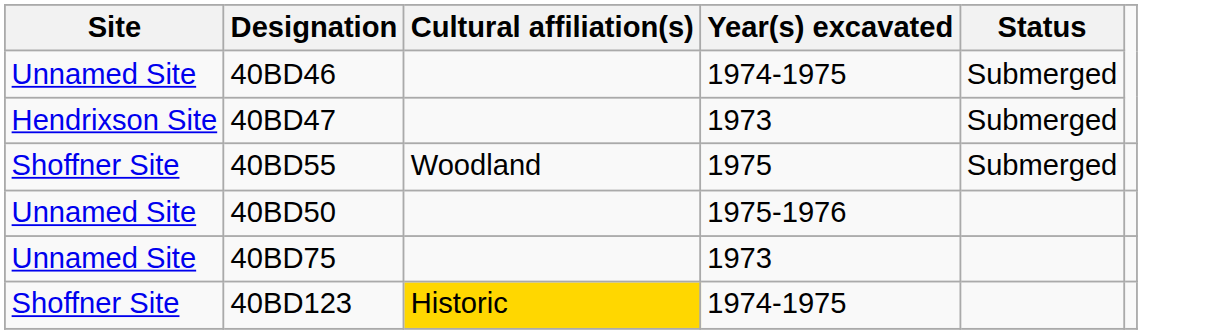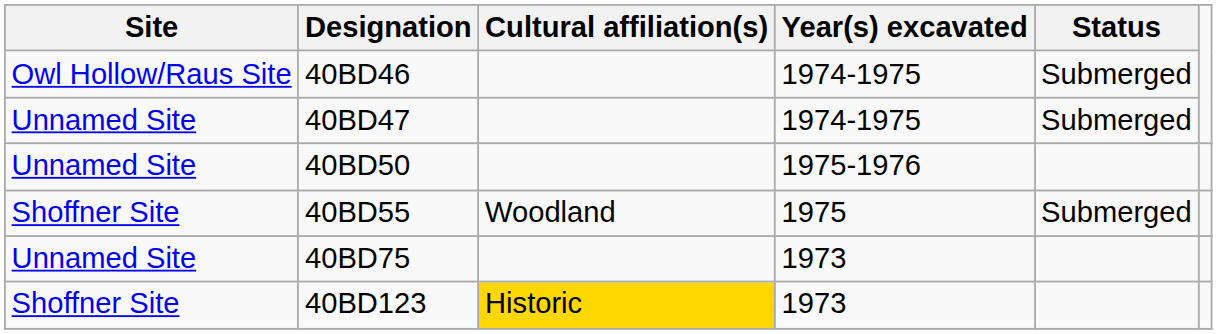(104, 73) Unnamed Site -> (152, 73) Owl Hollow/Raus Site
(114, 119) Hendrixson Site -> (104, 119) Unnamed Site
(740, 119) 1973 -> (851, 119) 1974-1975
rows swapped: (283, 212) <-> (283, 166)
(777, 304) 1974-1975 -> (814, 304) 1973
